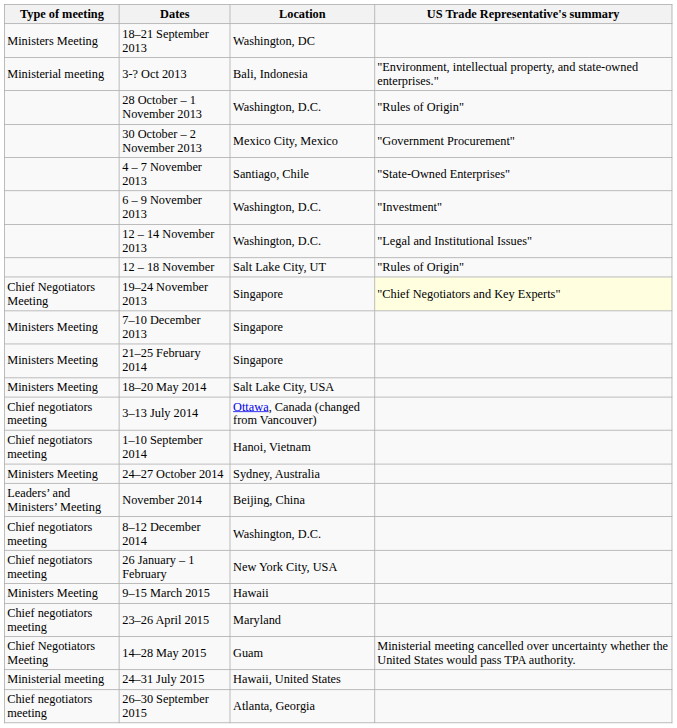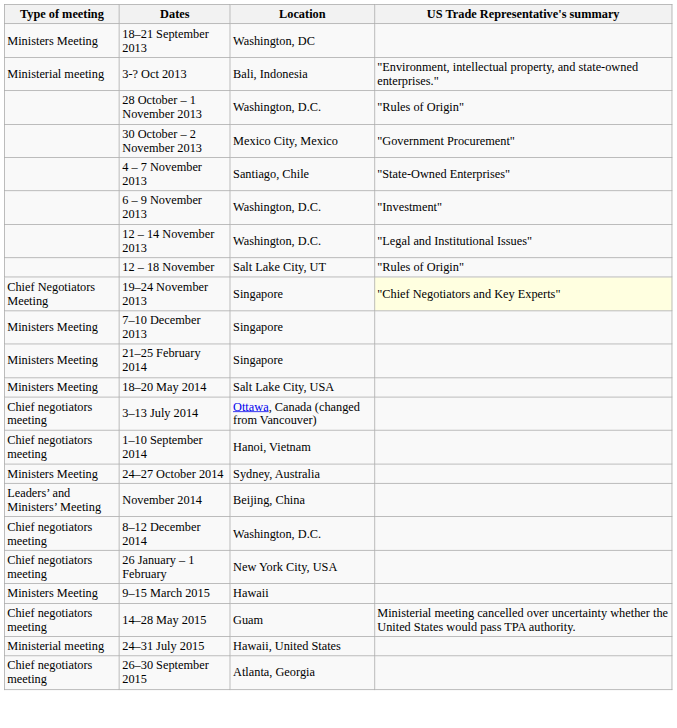- row: (166, 619)
(51, 653) Chief Negotiators Meeting -> (50, 619) Chief negotiators meeting
